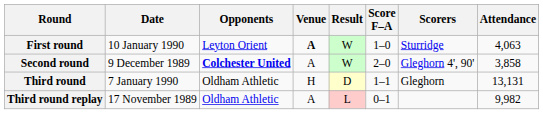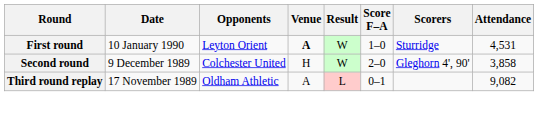(508, 44) 4,063 -> (503, 44) 4,531
(246, 63) bold -> (244, 63) normal
(311, 63) A -> (306, 63) H
- row: (55, 81)
(508, 99) 9,982 -> (503, 81) 9,082
